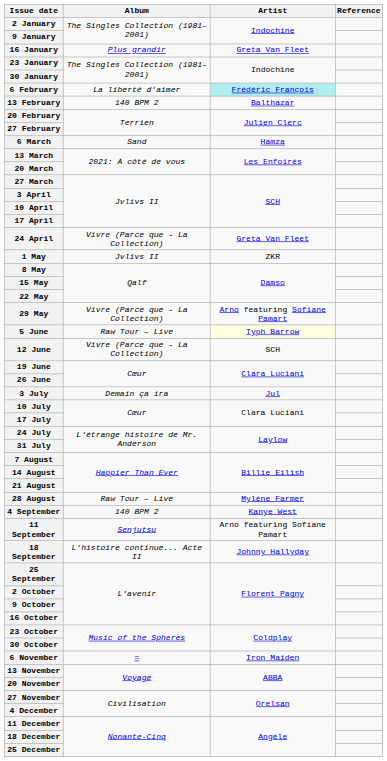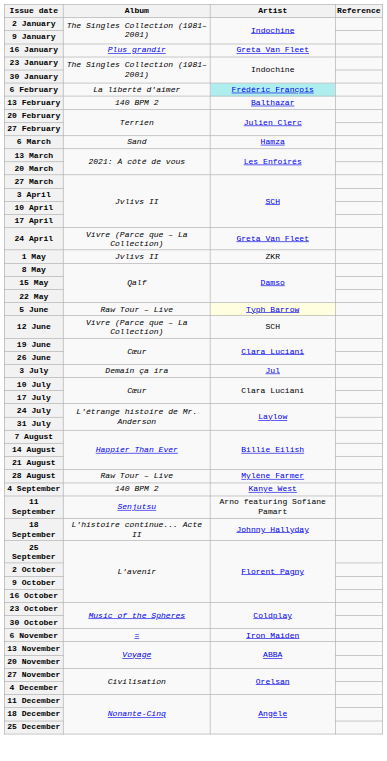- row: (34, 314)
